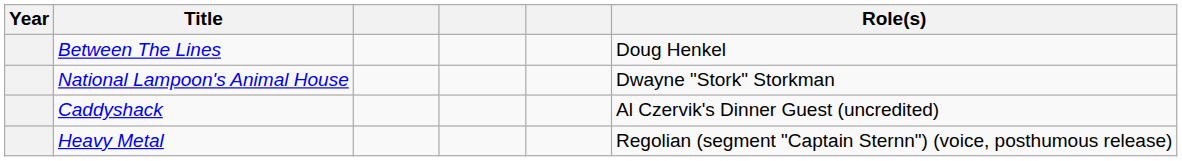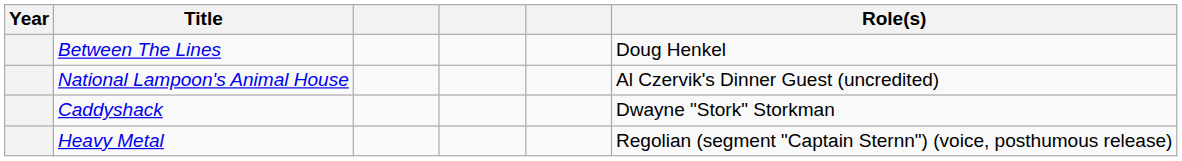(725, 79) Dwayne "Stork" Storkman -> (778, 79) Al Czervik's Dinner Guest (uncredited)
(778, 110) Al Czervik's Dinner Guest (uncredited) -> (725, 110) Dwayne "Stork" Storkman
